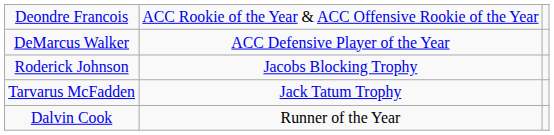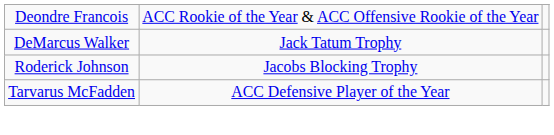(340, 42) ACC Defensive Player of the Year -> (340, 42) Jack Tatum Trophy
(340, 92) Jack Tatum Trophy -> (340, 92) ACC Defensive Player of the Year
- row: (72, 117)
